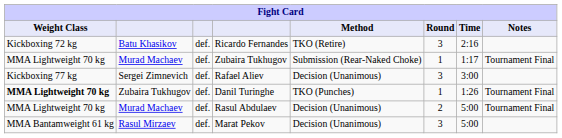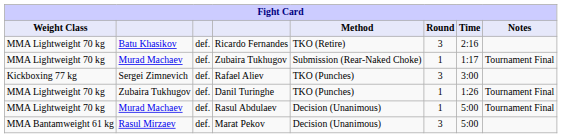(42, 44) Kickboxing 72 kg -> (56, 44) MMA Lightweight 70 kg
(337, 76) Decision (Unanimous) -> (323, 76) TKO (Punches)
(58, 92) bold -> (56, 92) normal
(440, 108) 2 -> (440, 108) 1
